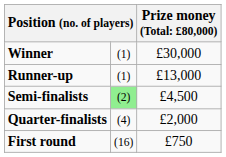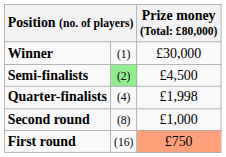- row: (40, 75)
(179, 119) £2,000 -> (179, 97) £1,998
+ row: (49, 119)
(179, 141) no background -> (179, 141) lightsalmon background
